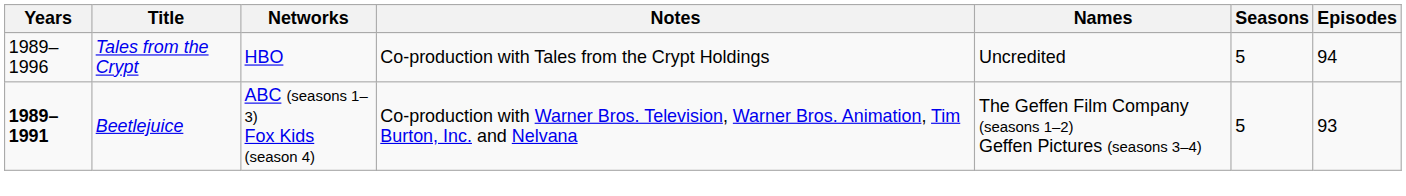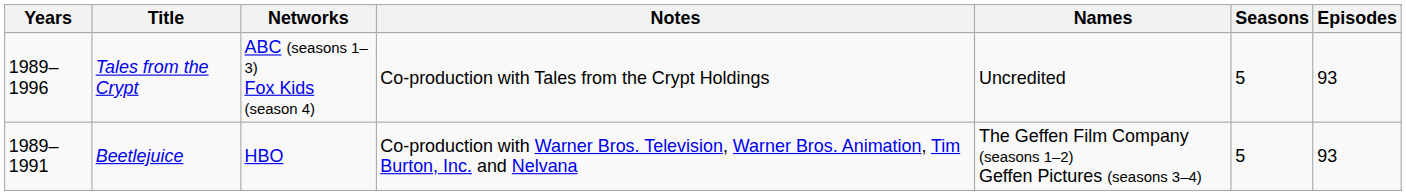(264, 57) HBO -> (306, 77) ABC (seasons 1–3) Fox Kids (season 4)
(1327, 57) 94 -> (1327, 77) 93
(34, 125) bold -> (34, 156) normal
(306, 125) ABC (seasons 1–3) Fox Kids (season 4) -> (264, 156) HBO
